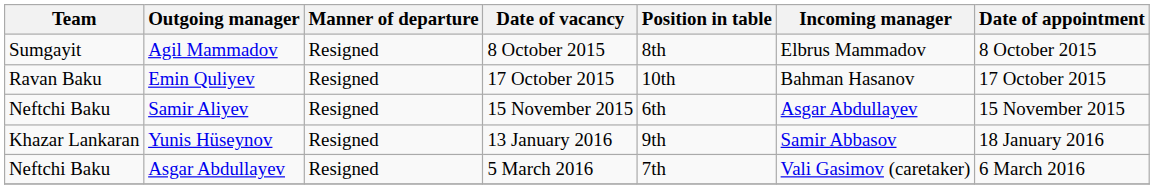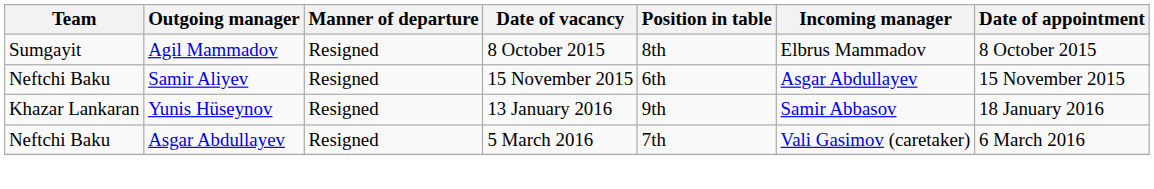- row: (201, 79)
